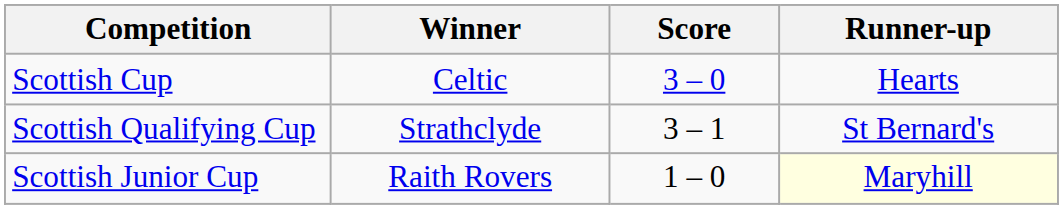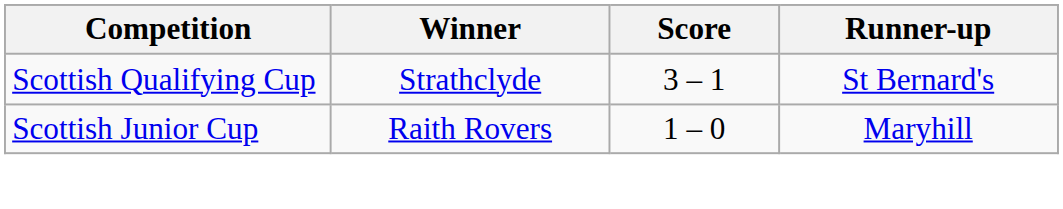- row: (92, 78)
(918, 177) lightyellow background -> (918, 128) no background
